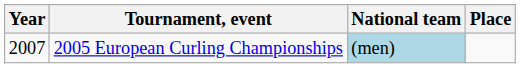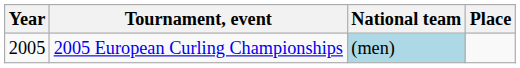(27, 47) 2007 -> (27, 47) 2005
